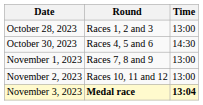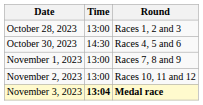columns swapped: (184, 12) <-> (127, 12)
